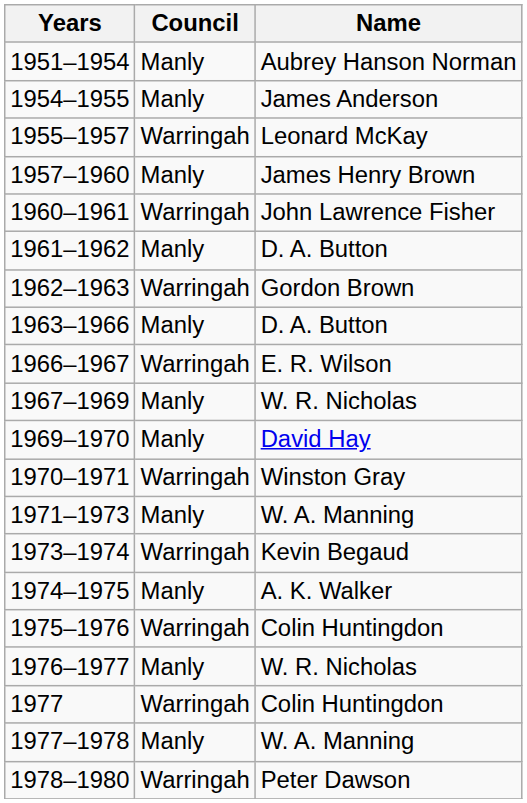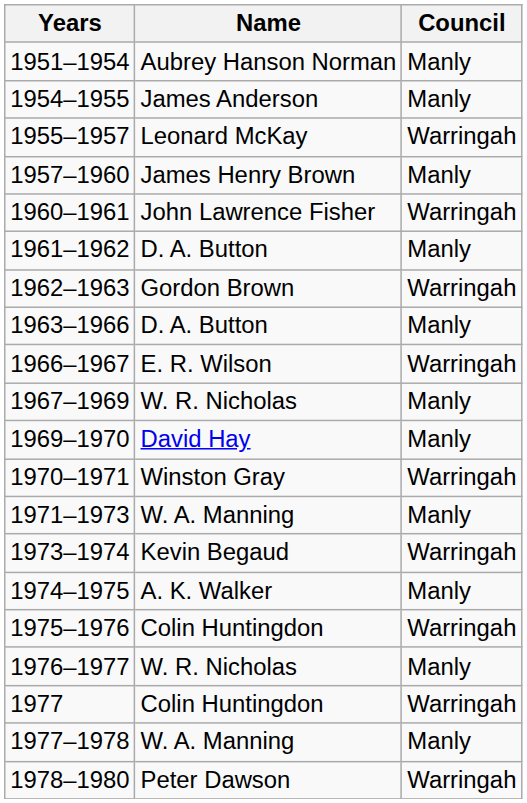columns swapped: (389, 23) <-> (195, 23)
